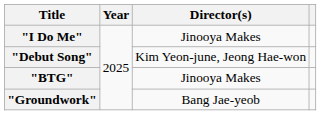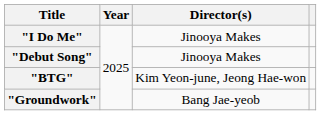(221, 57) Kim Yeon-june, Jeong Hae-won -> (221, 57) Jinooya Makes
(221, 78) Jinooya Makes -> (221, 78) Kim Yeon-june, Jeong Hae-won
